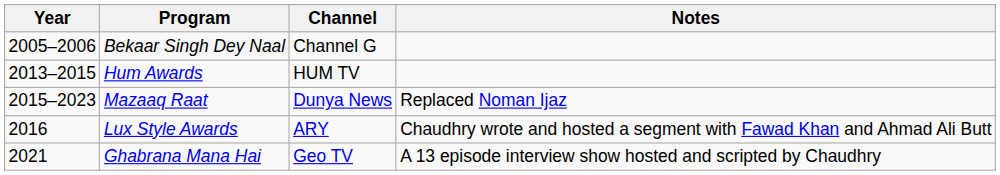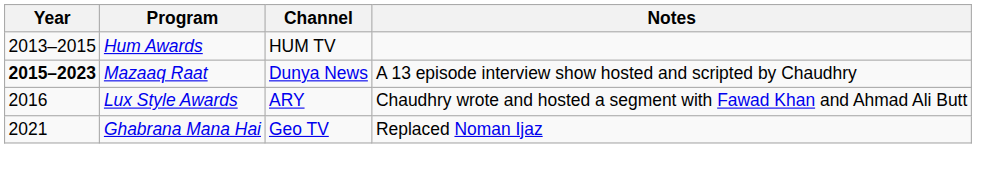- row: (195, 45)
(52, 101) normal -> (52, 73) bold
(483, 101) Replaced Noman Ijaz -> (616, 73) A 13 episode interview show hosted and scripted by Chaudhry
(641, 156) A 13 episode interview show hosted and scripted by Chaudhry -> (459, 128) Replaced Noman Ijaz
